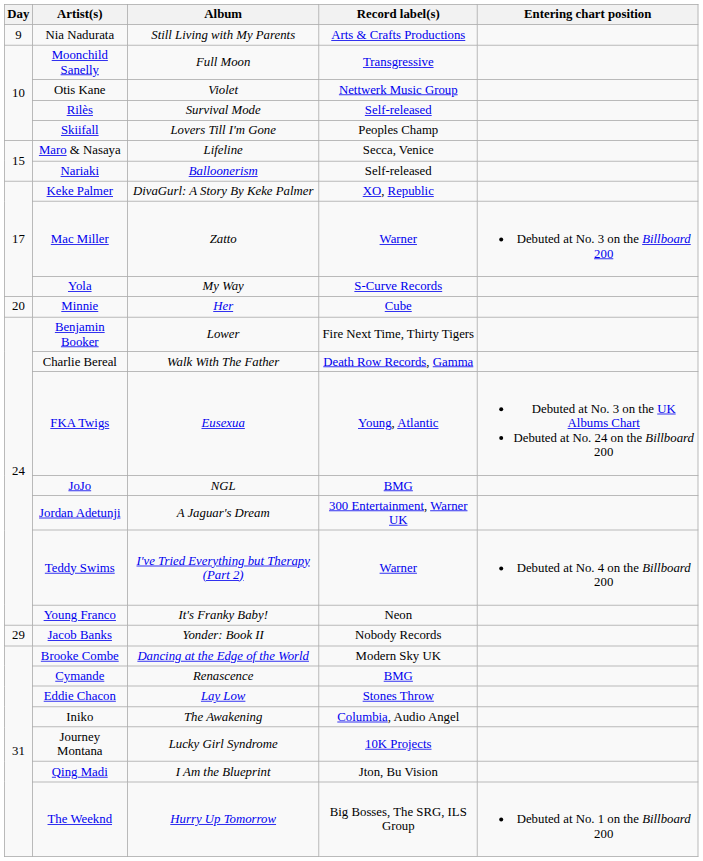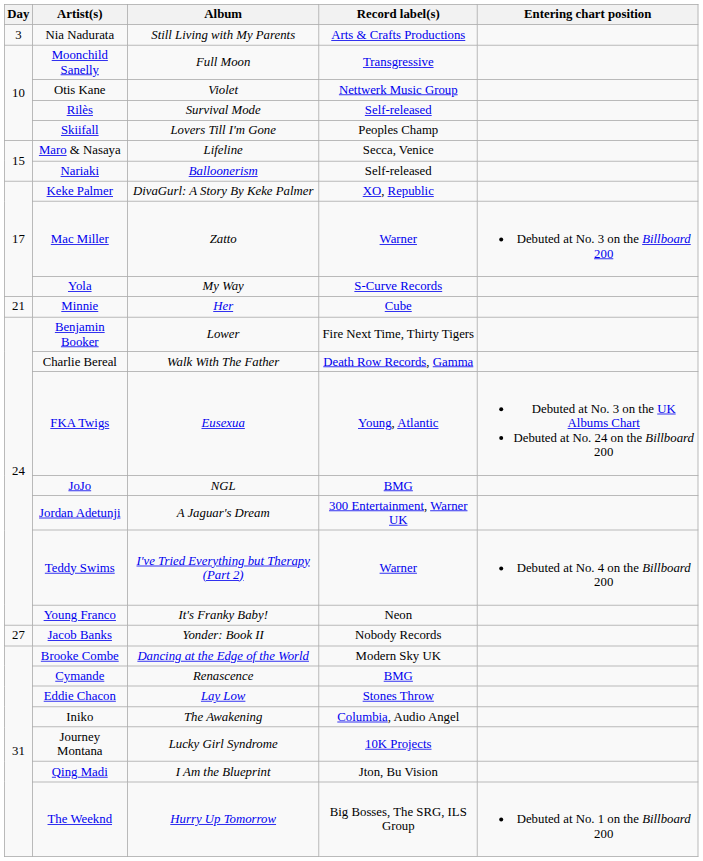(18, 34) 9 -> (18, 34) 3
(18, 306) 20 -> (18, 306) 21
(18, 635) 29 -> (18, 635) 27
